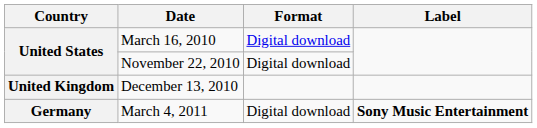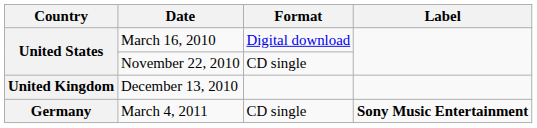(298, 63) Digital download -> (276, 63) CD single
(298, 110) Digital download -> (276, 110) CD single
